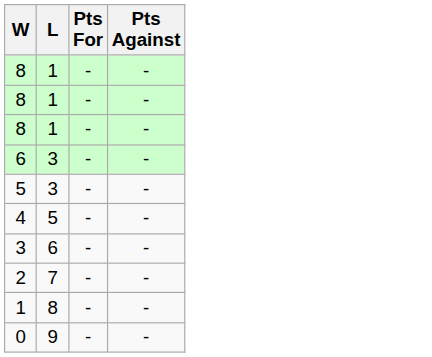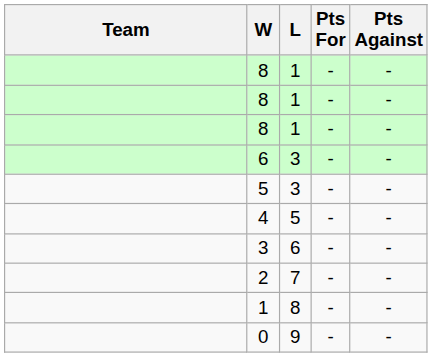+ column: (126, 29)
